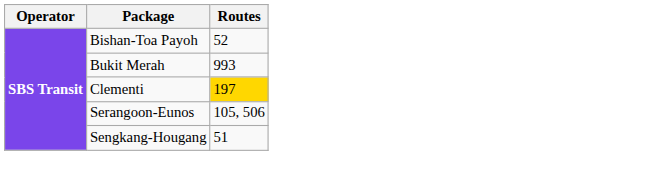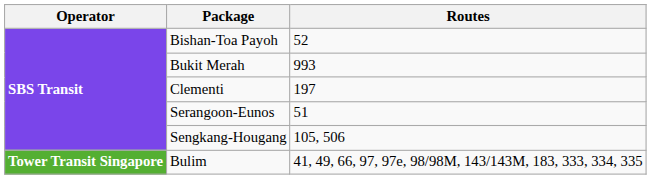(224, 88) gold background -> (305, 88) no background
(239, 113) 105, 506 -> (301, 113) 51
(221, 137) 51 -> (319, 137) 105, 506
+ row: (188, 161)
